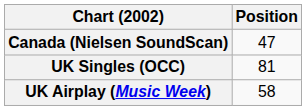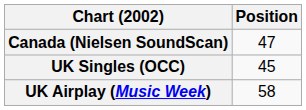(267, 67) 81 -> (267, 67) 45
